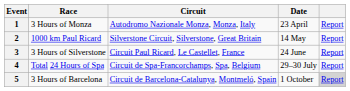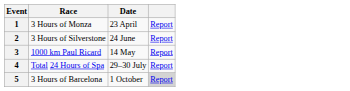- column: (193, 10)
(66, 38) 1000 km Paul Ricard -> (68, 38) 3 Hours of Silverstone
(293, 38) 14 May -> (122, 38) 24 June
(68, 51) 3 Hours of Silverstone -> (66, 51) 1000 km Paul Ricard
(293, 51) 24 June -> (122, 51) 14 May
